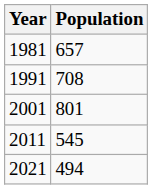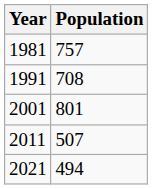(70, 49) 657 -> (70, 49) 757
(70, 139) 545 -> (70, 139) 507
